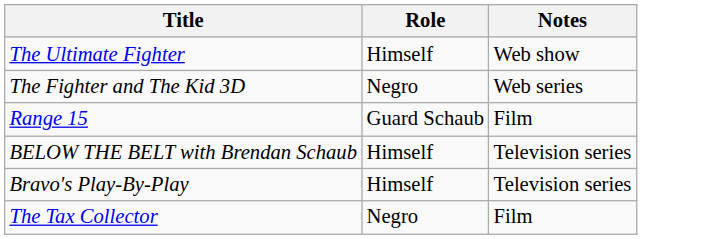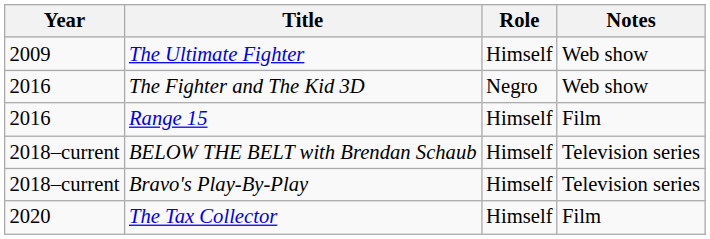+ column: (64, 20)
(538, 86) Web series -> (605, 86) Web show
(425, 119) Guard Schaub -> (519, 119) Himself
(392, 217) Negro -> (519, 217) Himself
